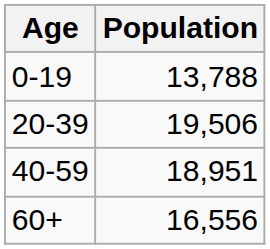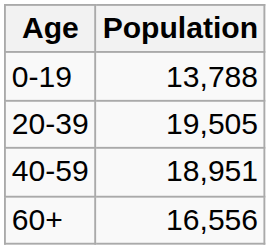(212, 123) 19,506 -> (212, 123) 19,505
